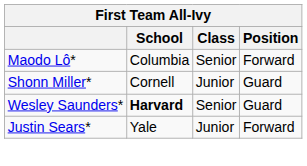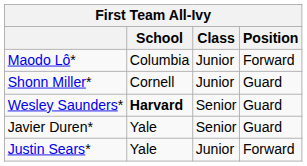(216, 60) Senior -> (215, 60) Junior
+ row: (50, 127)
